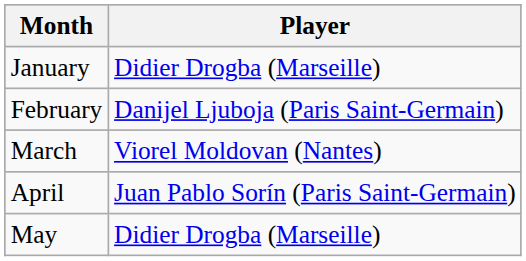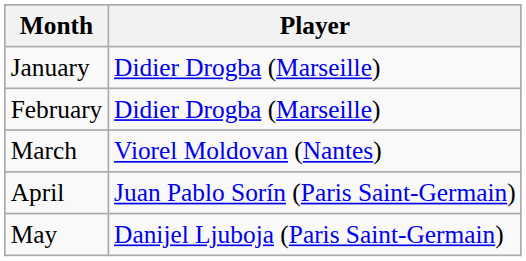(309, 109) Danijel Ljuboja (Paris Saint-Germain) -> (247, 109) Didier Drogba (Marseille)
(247, 234) Didier Drogba (Marseille) -> (309, 234) Danijel Ljuboja (Paris Saint-Germain)
